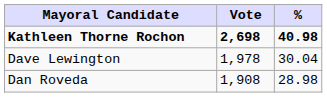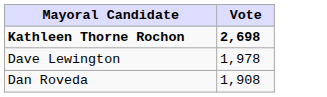- column: (298, 15)
